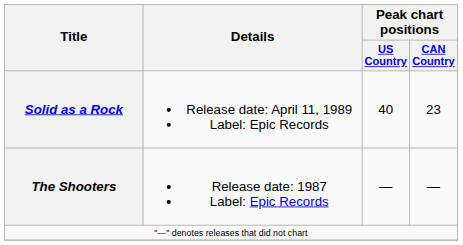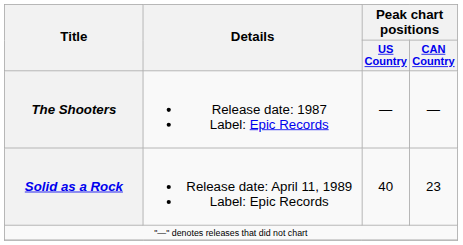rows swapped: (74, 186) <-> (74, 109)
